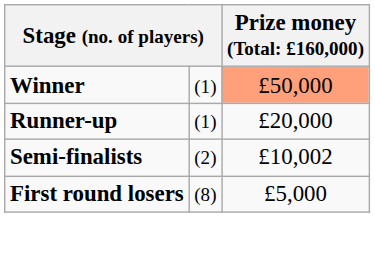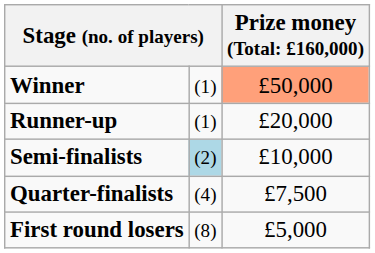(205, 158) no background -> (205, 158) lightblue background
(295, 157) £10,002 -> (295, 157) £10,000
+ row: (92, 193)
